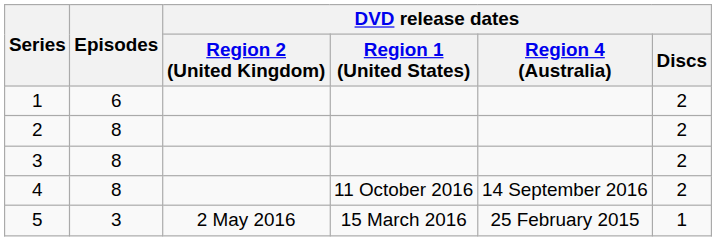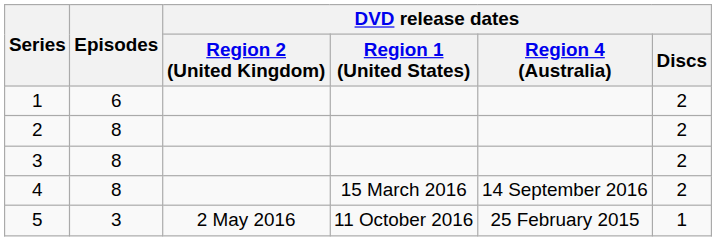(404, 190) 11 October 2016 -> (404, 190) 15 March 2016
(404, 220) 15 March 2016 -> (404, 220) 11 October 2016
